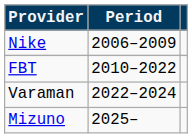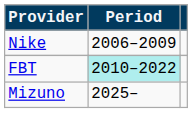(134, 69) no background -> (134, 69) paleturquoise background
- row: (41, 94)
